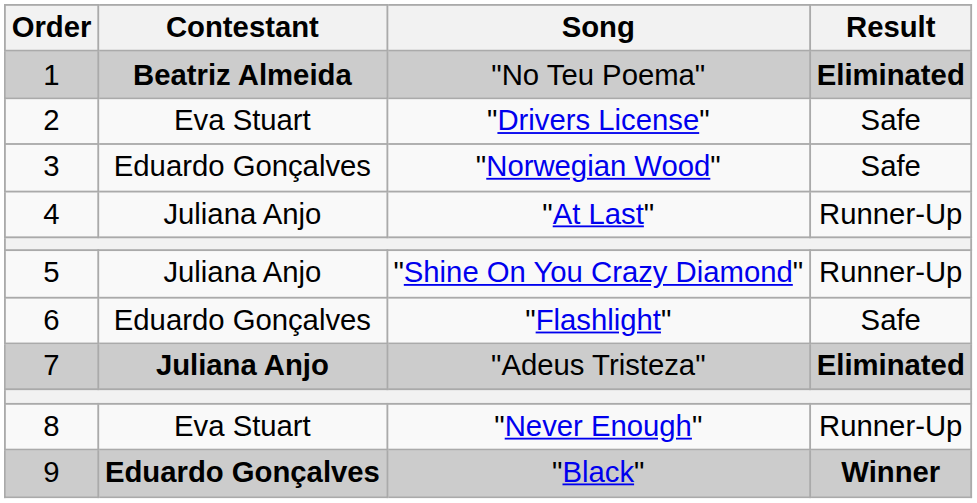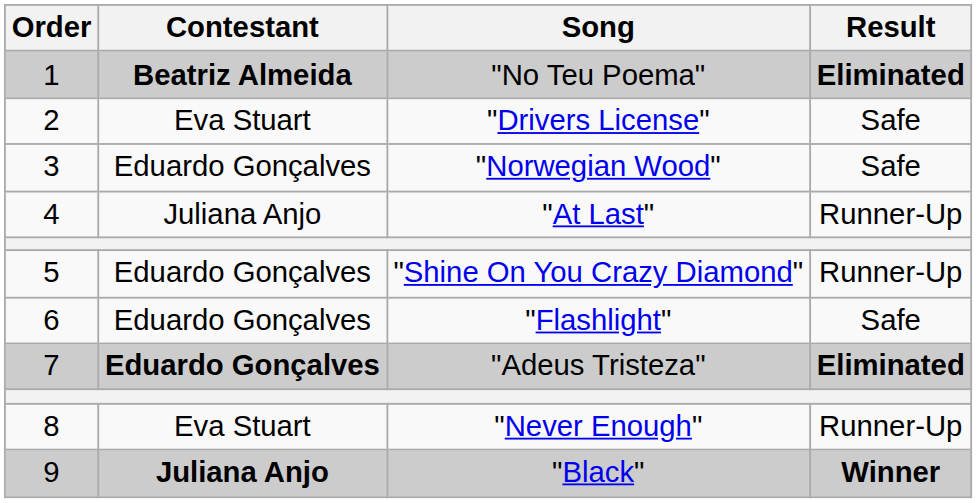(242, 273) Juliana Anjo -> (242, 273) Eduardo Gonçalves
(242, 366) Juliana Anjo -> (242, 366) Eduardo Gonçalves
(242, 472) Eduardo Gonçalves -> (242, 472) Juliana Anjo
